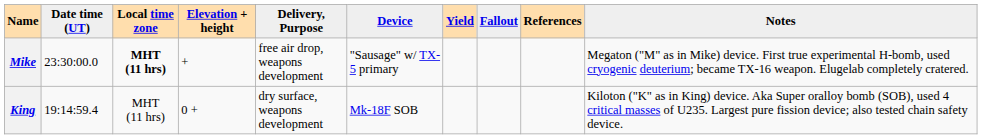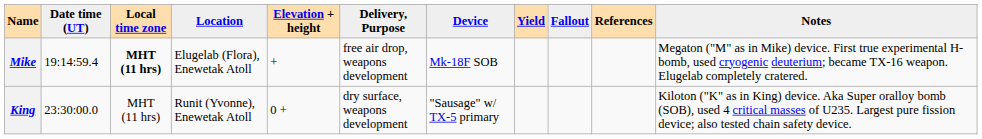+ column: (219, 21)
(71, 62) 23:30:00.0 -> (71, 62) 19:14:59.4
(395, 62) "Sausage" w/ TX-5 primary -> (464, 62) Mk-18F SOB
(71, 110) 19:14:59.4 -> (71, 110) 23:30:00.0
(384, 110) Mk-18F SOB -> (464, 110) "Sausage" w/ TX-5 primary
